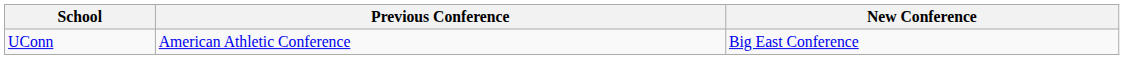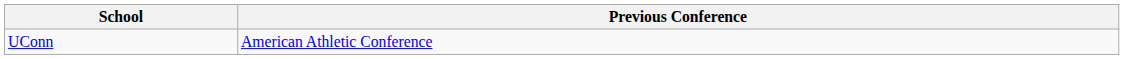- column: (922, 16)
